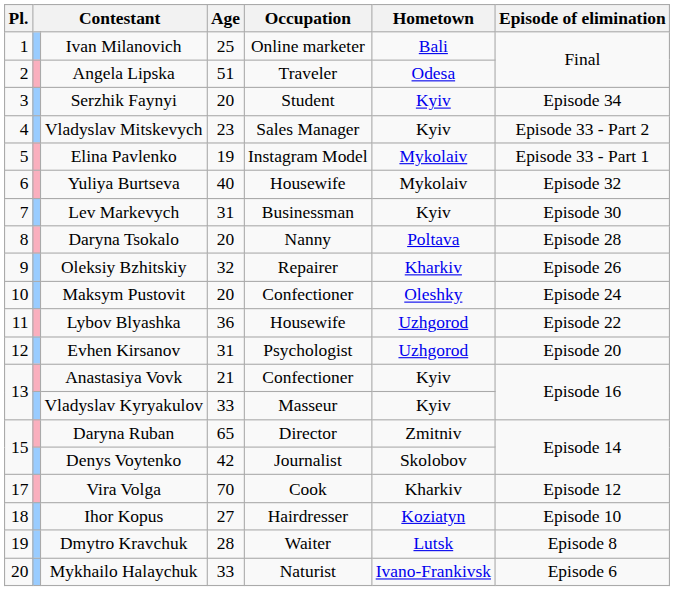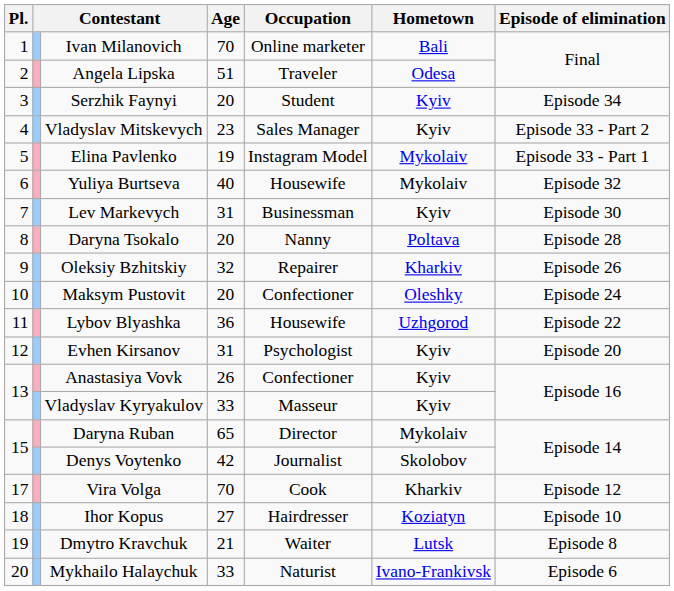(225, 45) 25 -> (225, 45) 70
(433, 350) Uzhgorod -> (433, 350) Kyiv
(225, 377) 21 -> (225, 377) 26
(433, 433) Zmitniv -> (433, 433) Mykolaiv
(225, 543) 28 -> (225, 543) 21
